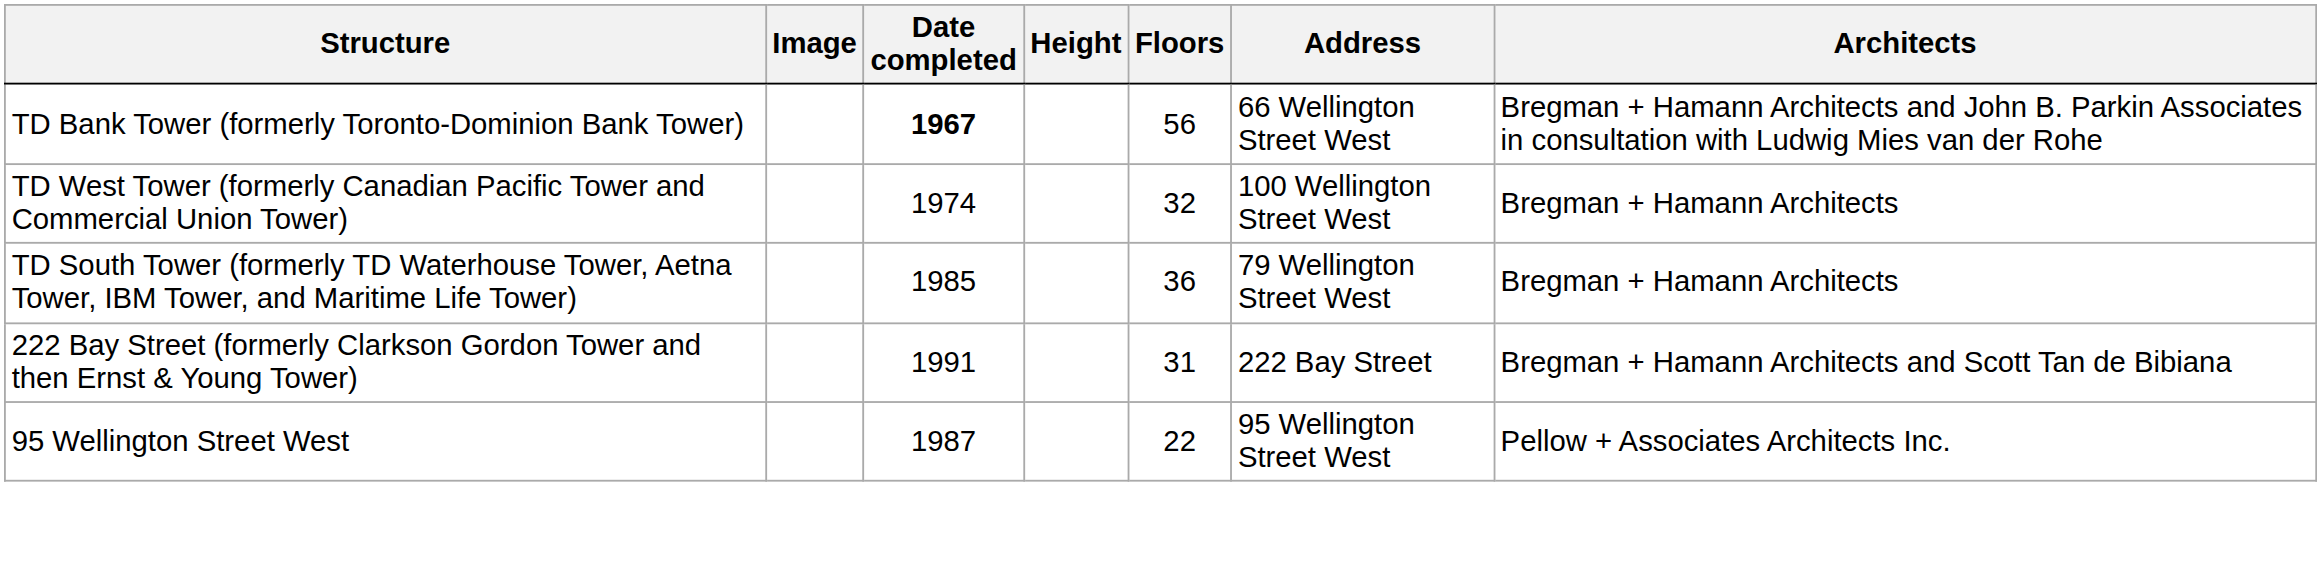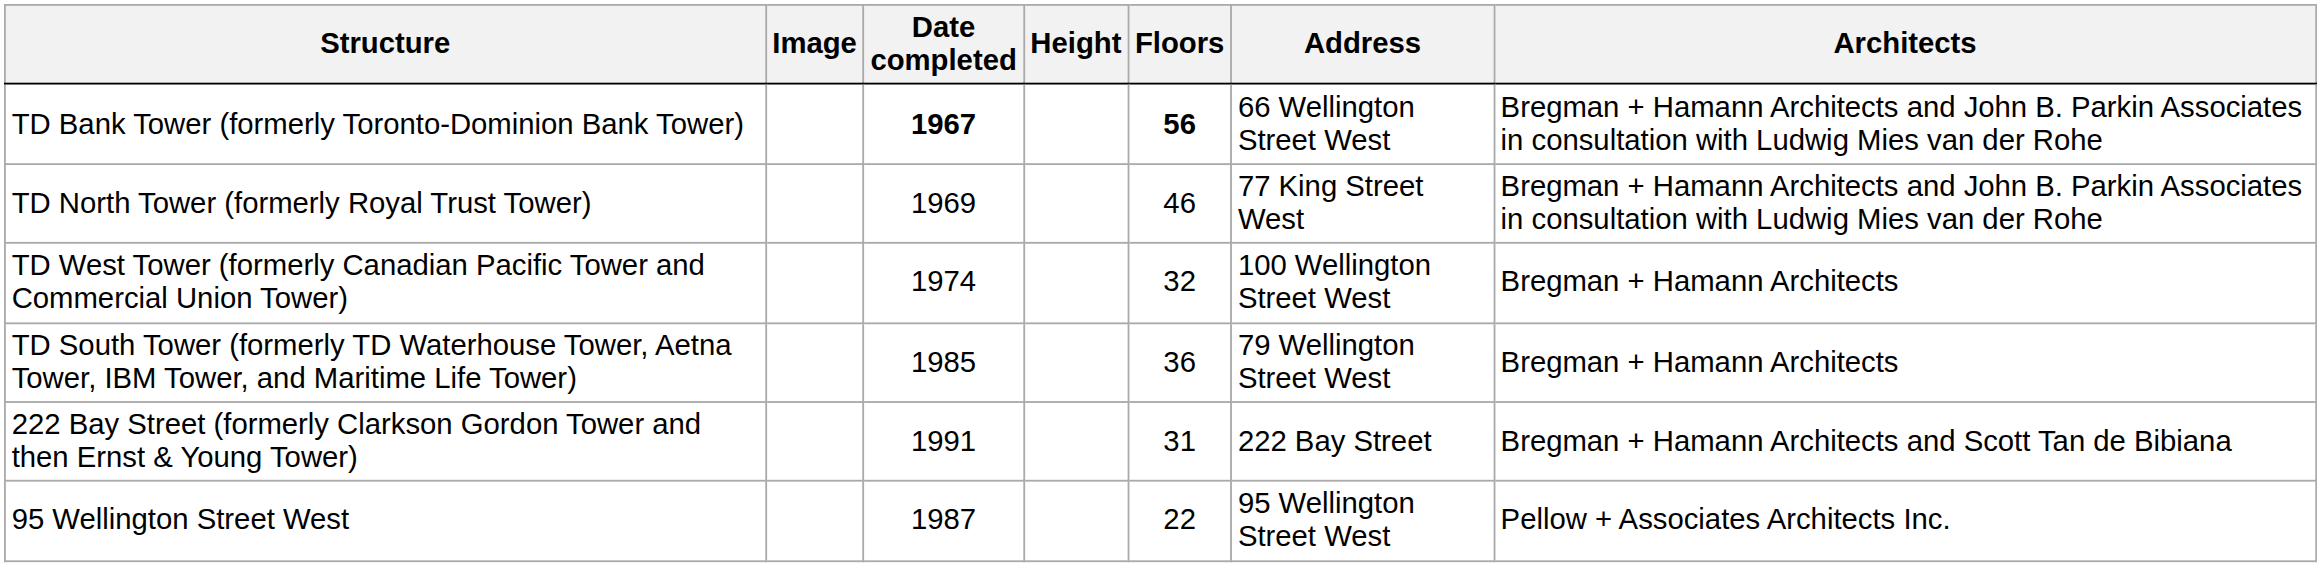(1180, 123) normal -> (1180, 123) bold
+ row: (302, 202)
